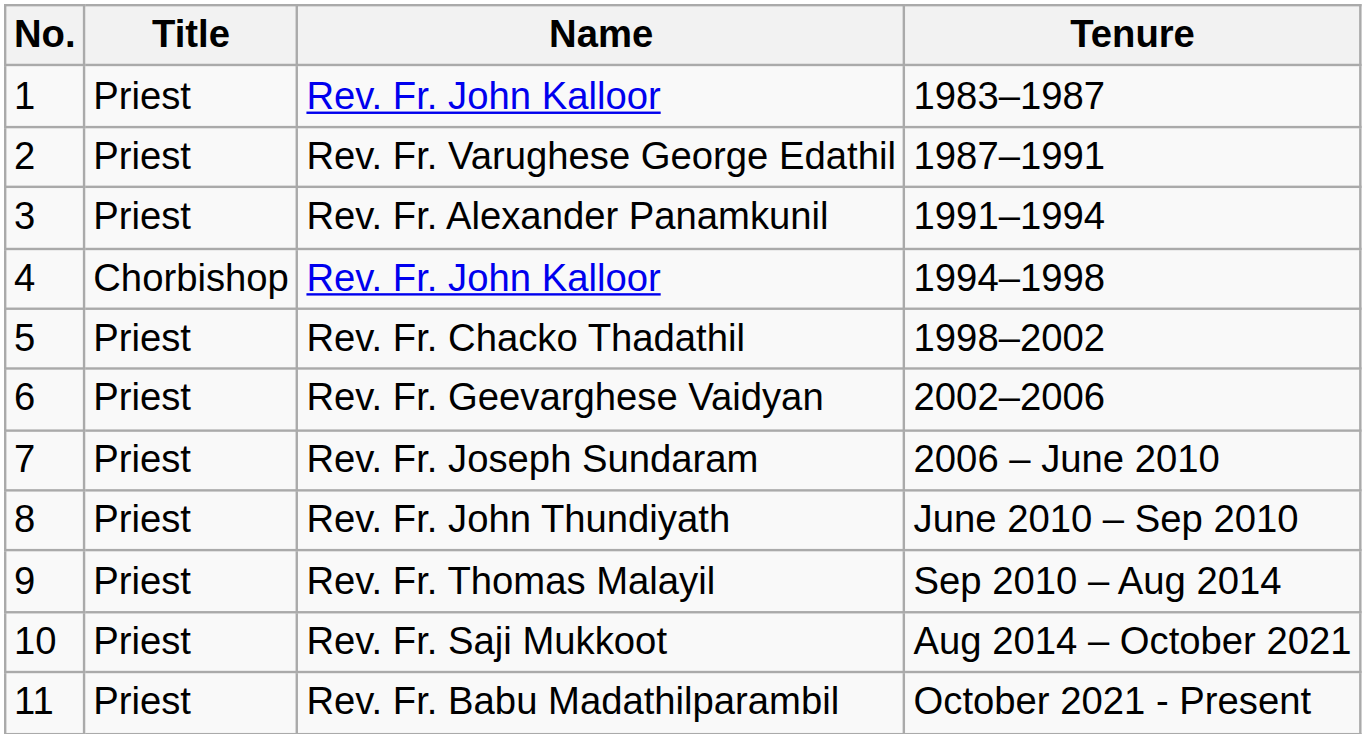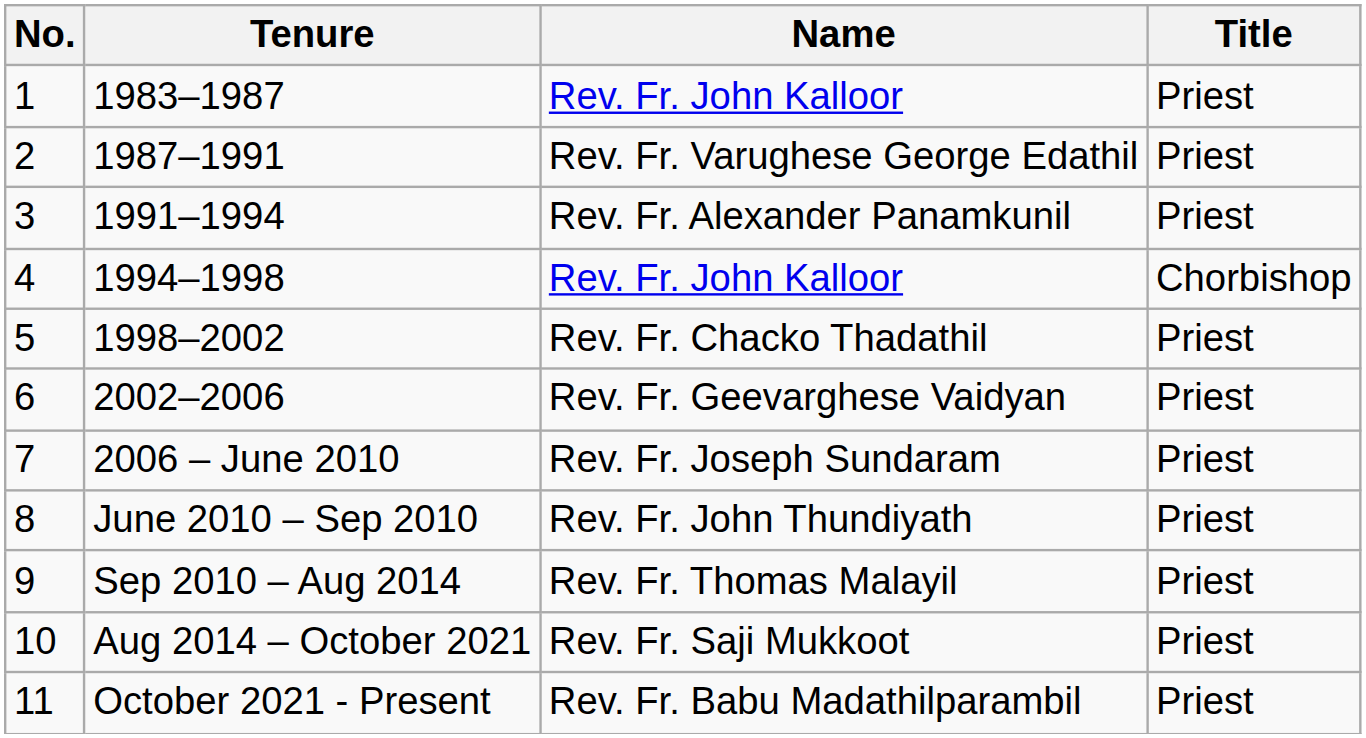columns swapped: (191, 34) <-> (1133, 34)
